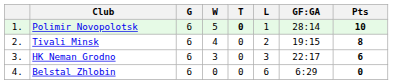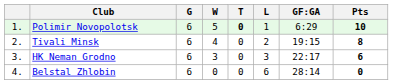(306, 27) 28:14 -> (306, 27) 6:29
(306, 72) 6:29 -> (306, 72) 28:14
